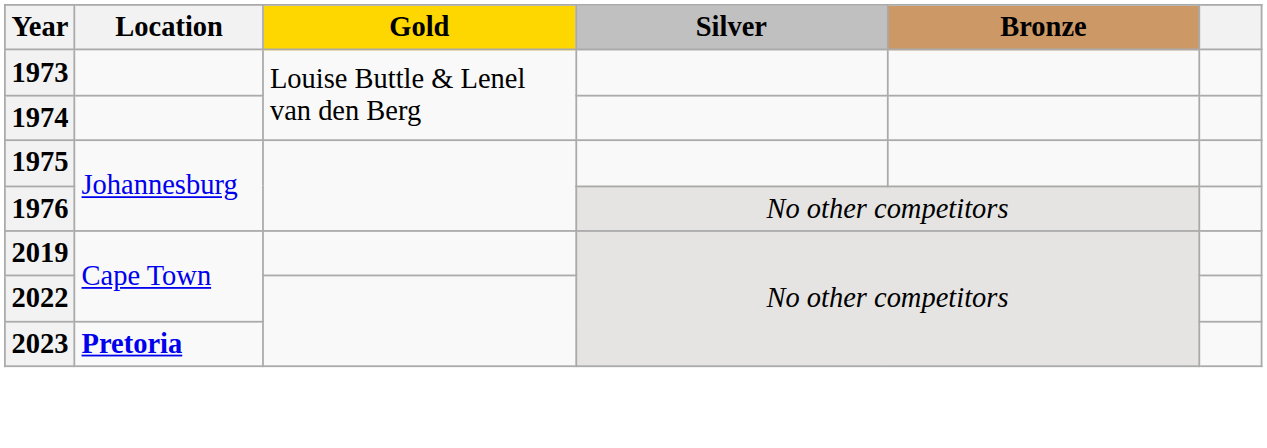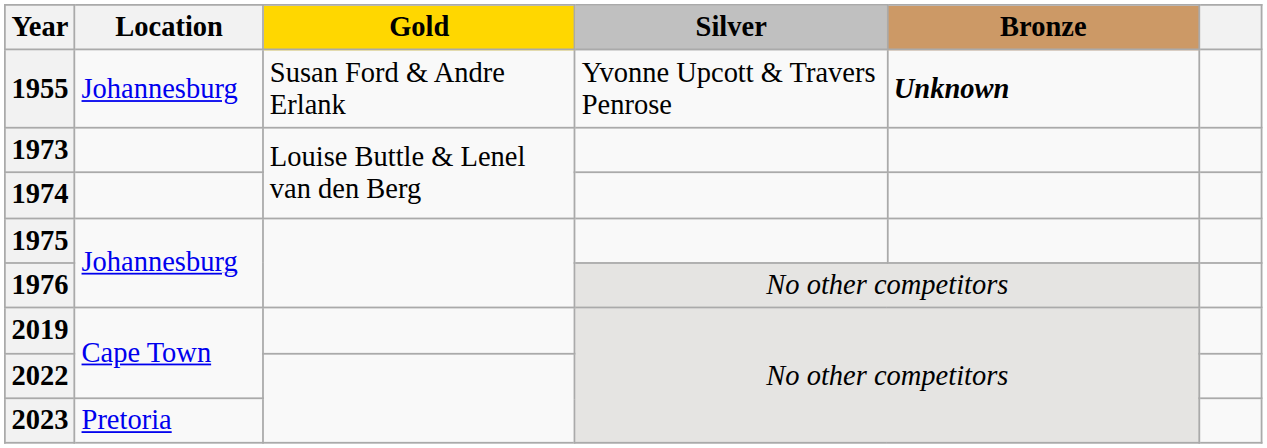+ row: (40, 88)
(132, 343) bold -> (127, 420) normal
